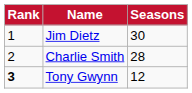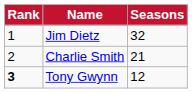(138, 35) 30 -> (138, 35) 32
(138, 56) 28 -> (138, 56) 21
